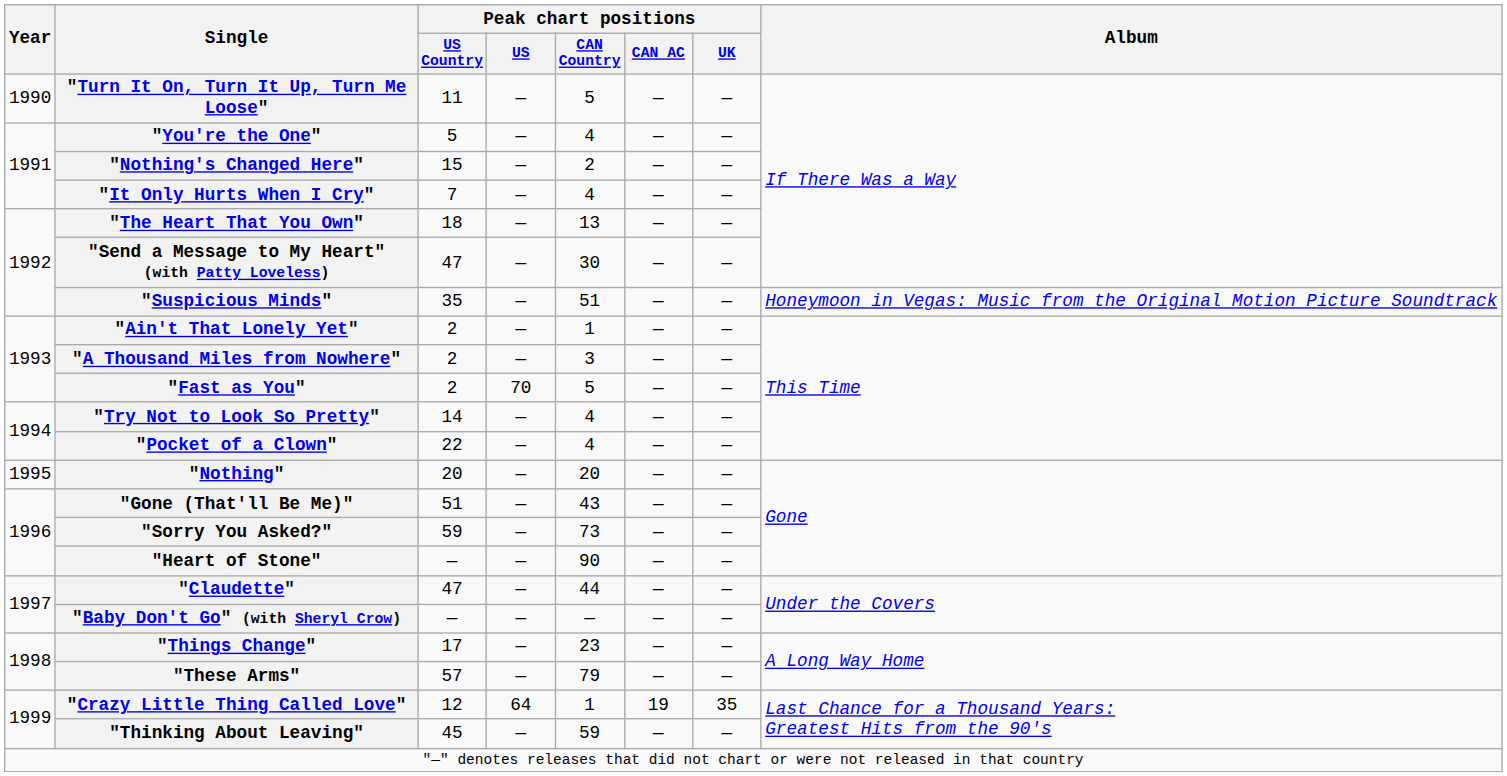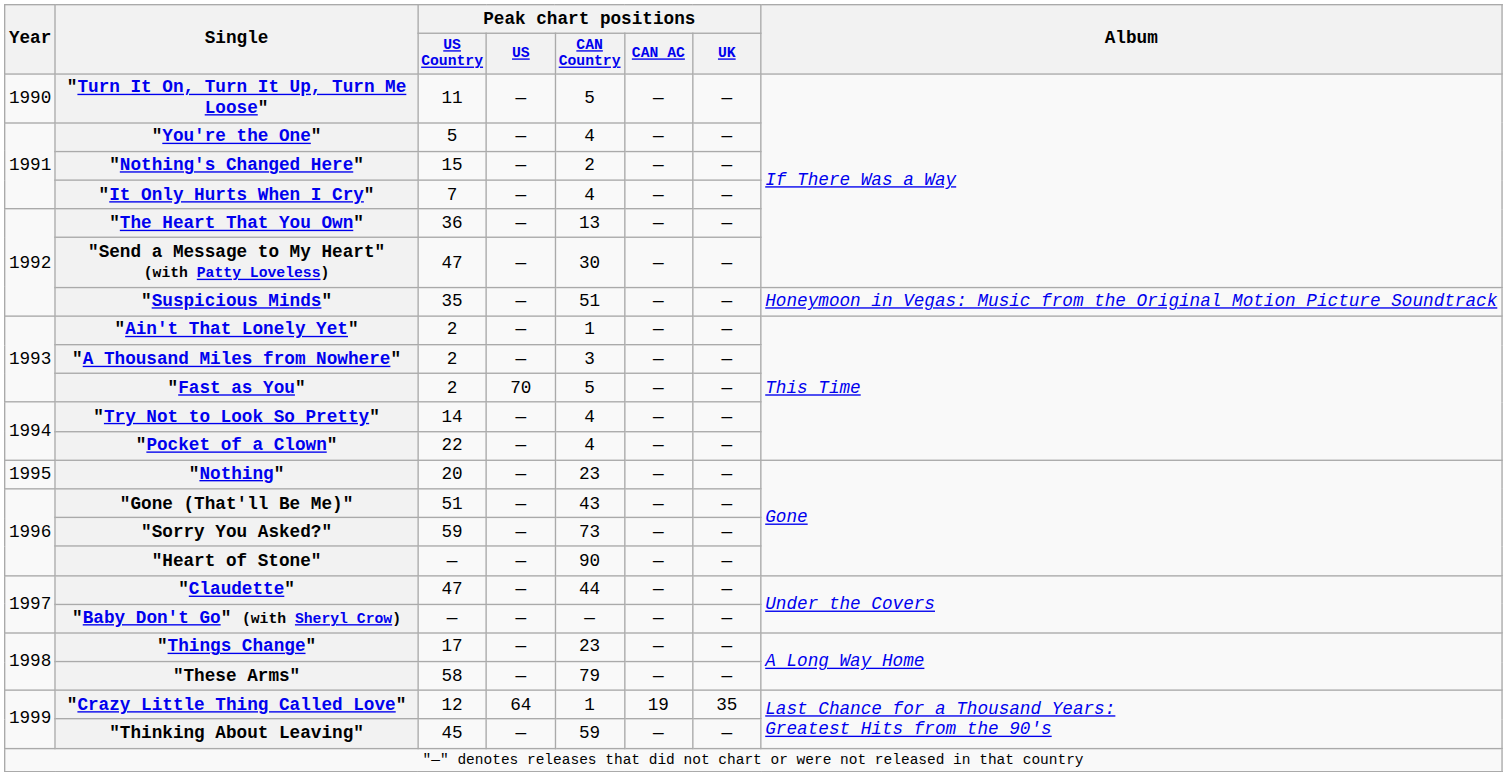(452, 223) 18 -> (452, 223) 36
(590, 474) 20 -> (590, 474) 23
(452, 676) 57 -> (452, 676) 58
